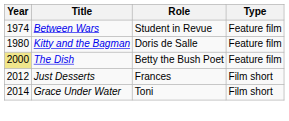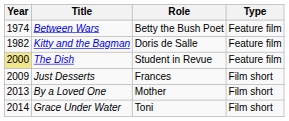(173, 28) Student in Revue -> (179, 28) Betty the Bush Poet
(18, 44) 1980 -> (18, 44) 1982
(179, 60) Betty the Bush Poet -> (173, 60) Student in Revue
(18, 76) 2012 -> (18, 76) 2009
+ row: (70, 92)
